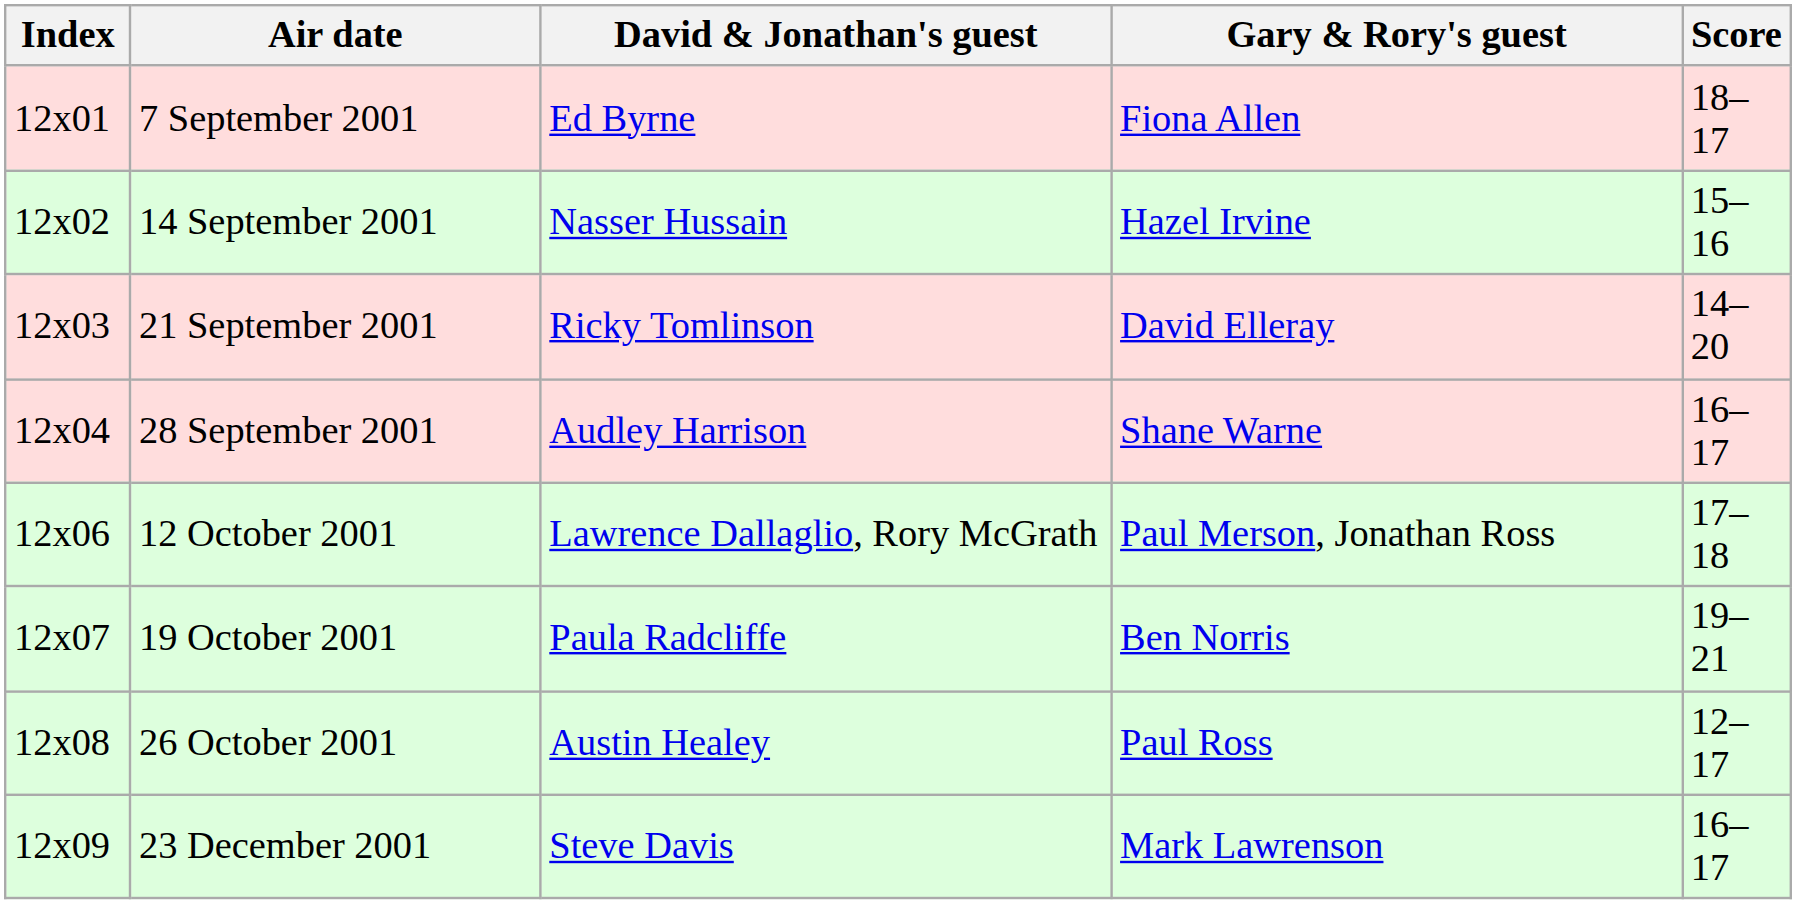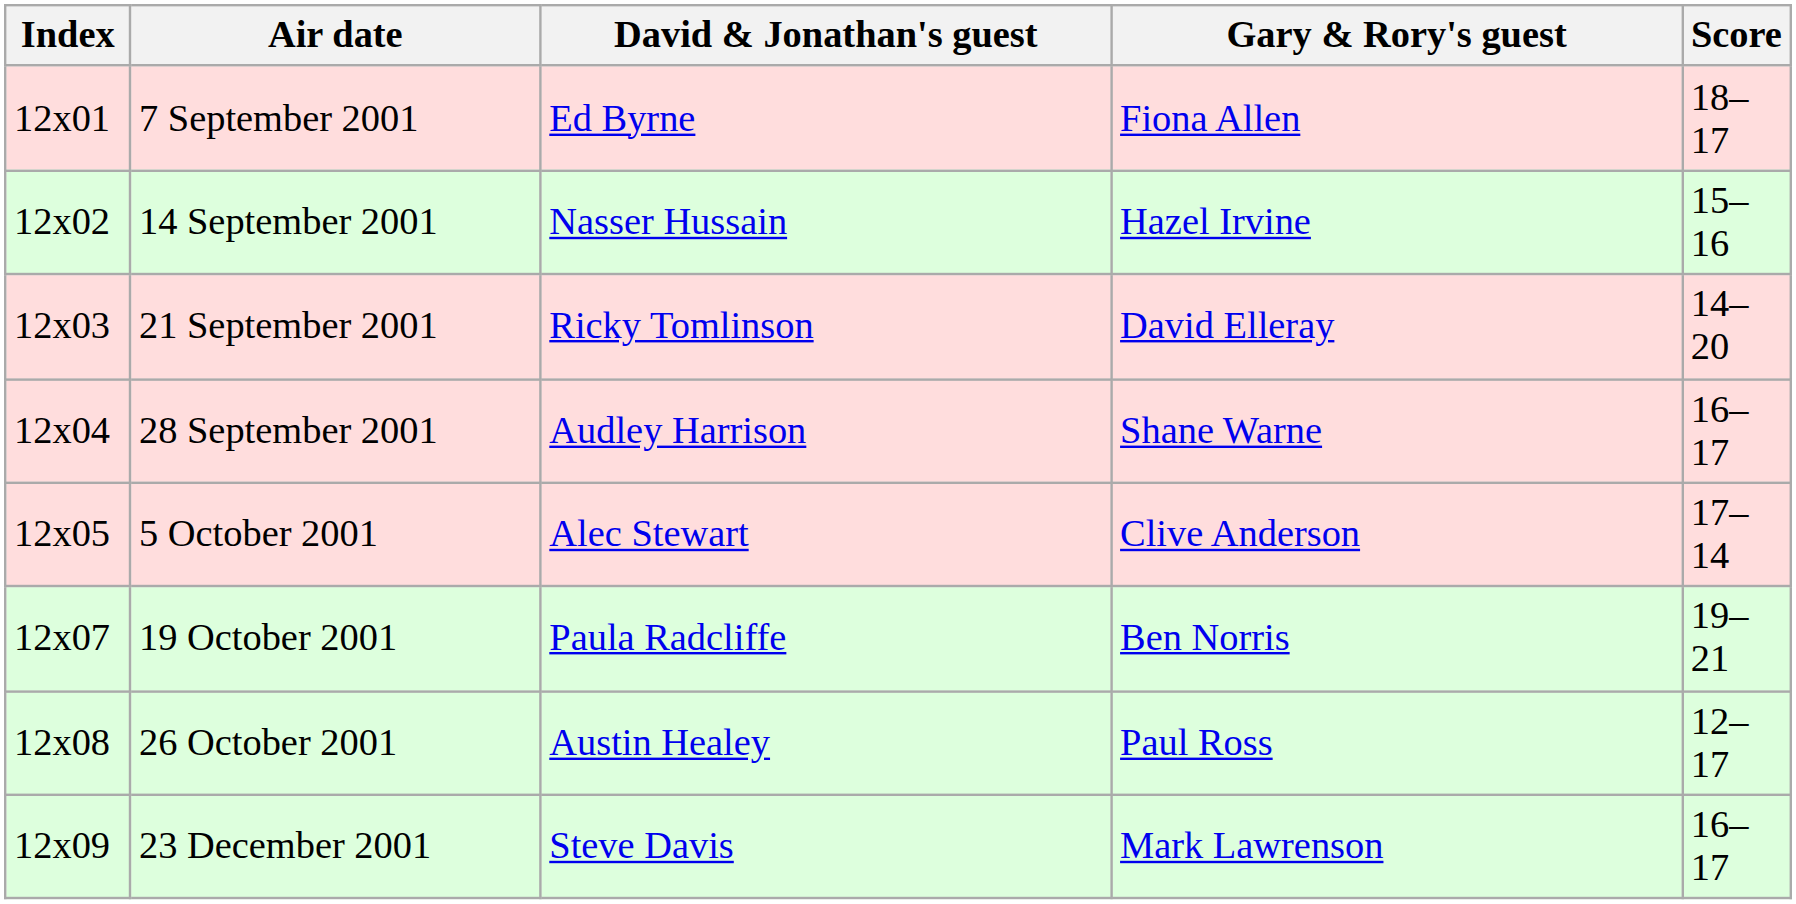+ row: (258, 533)
- row: (268, 533)
